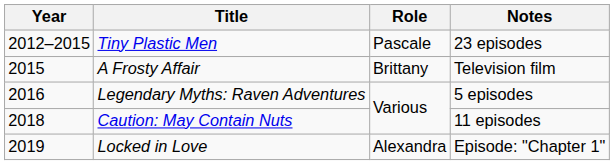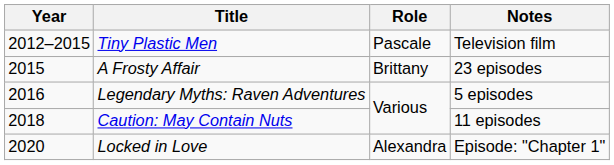(498, 43) 23 episodes -> (505, 43) Television film
(505, 69) Television film -> (498, 69) 23 episodes
(26, 146) 2019 -> (26, 146) 2020
